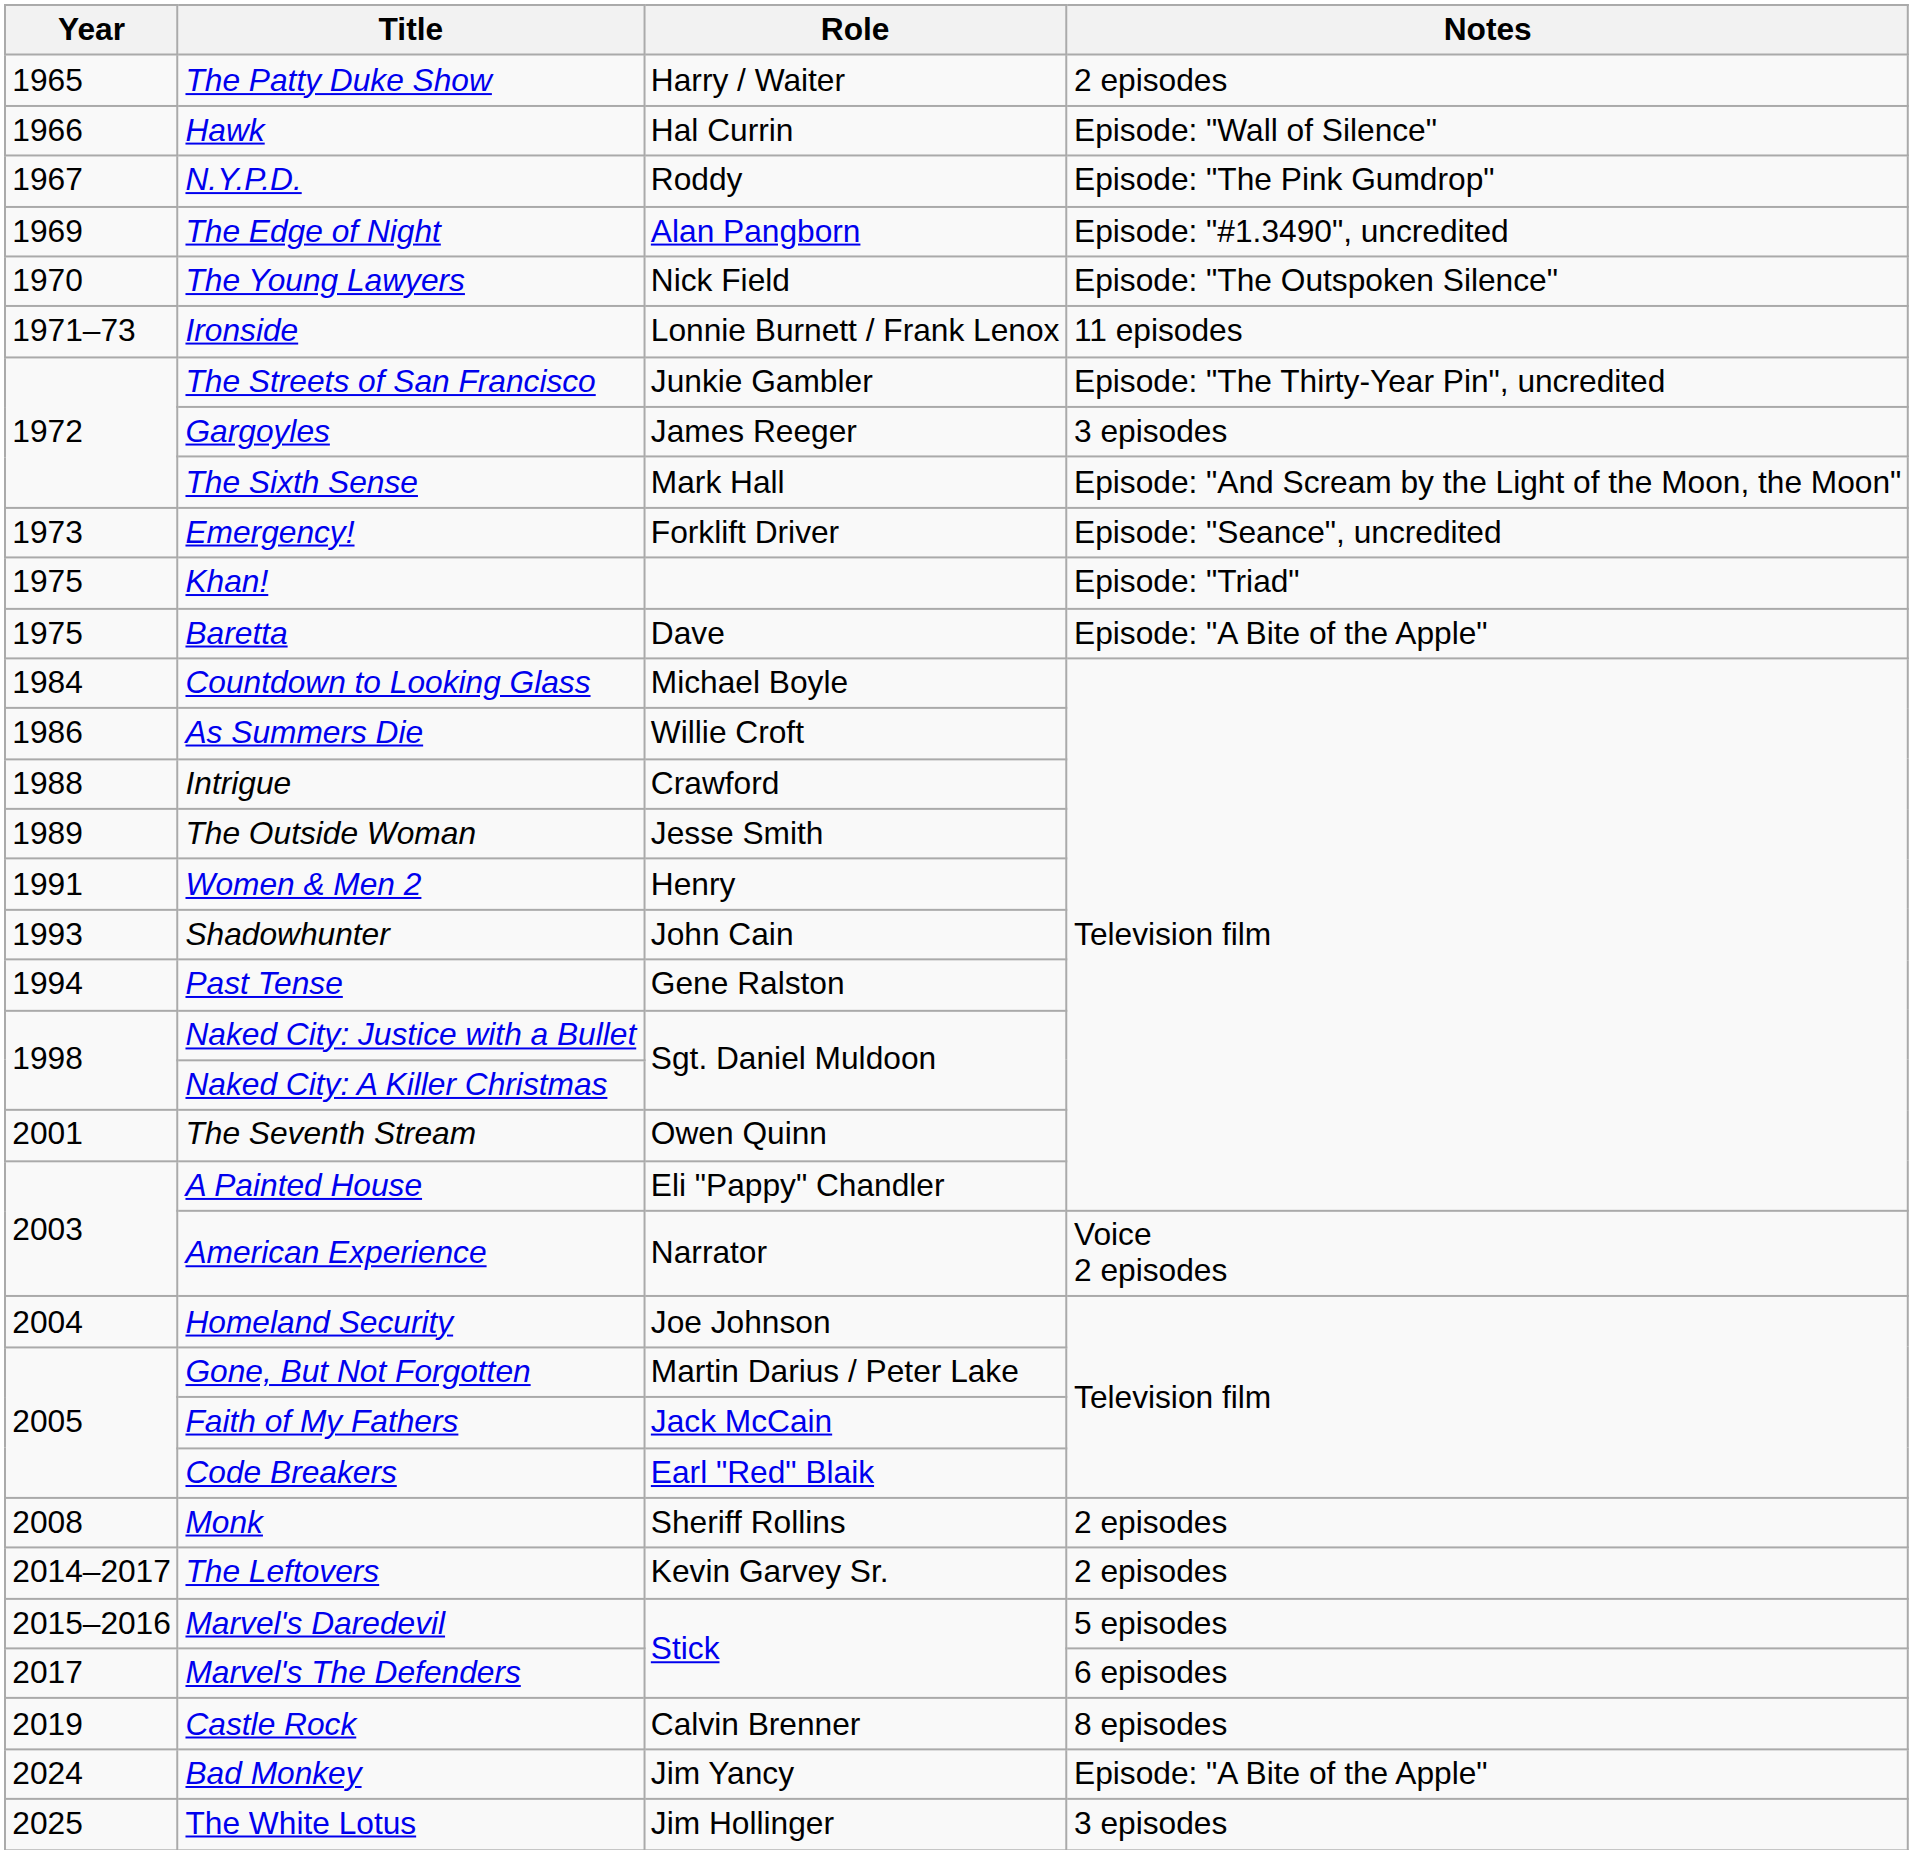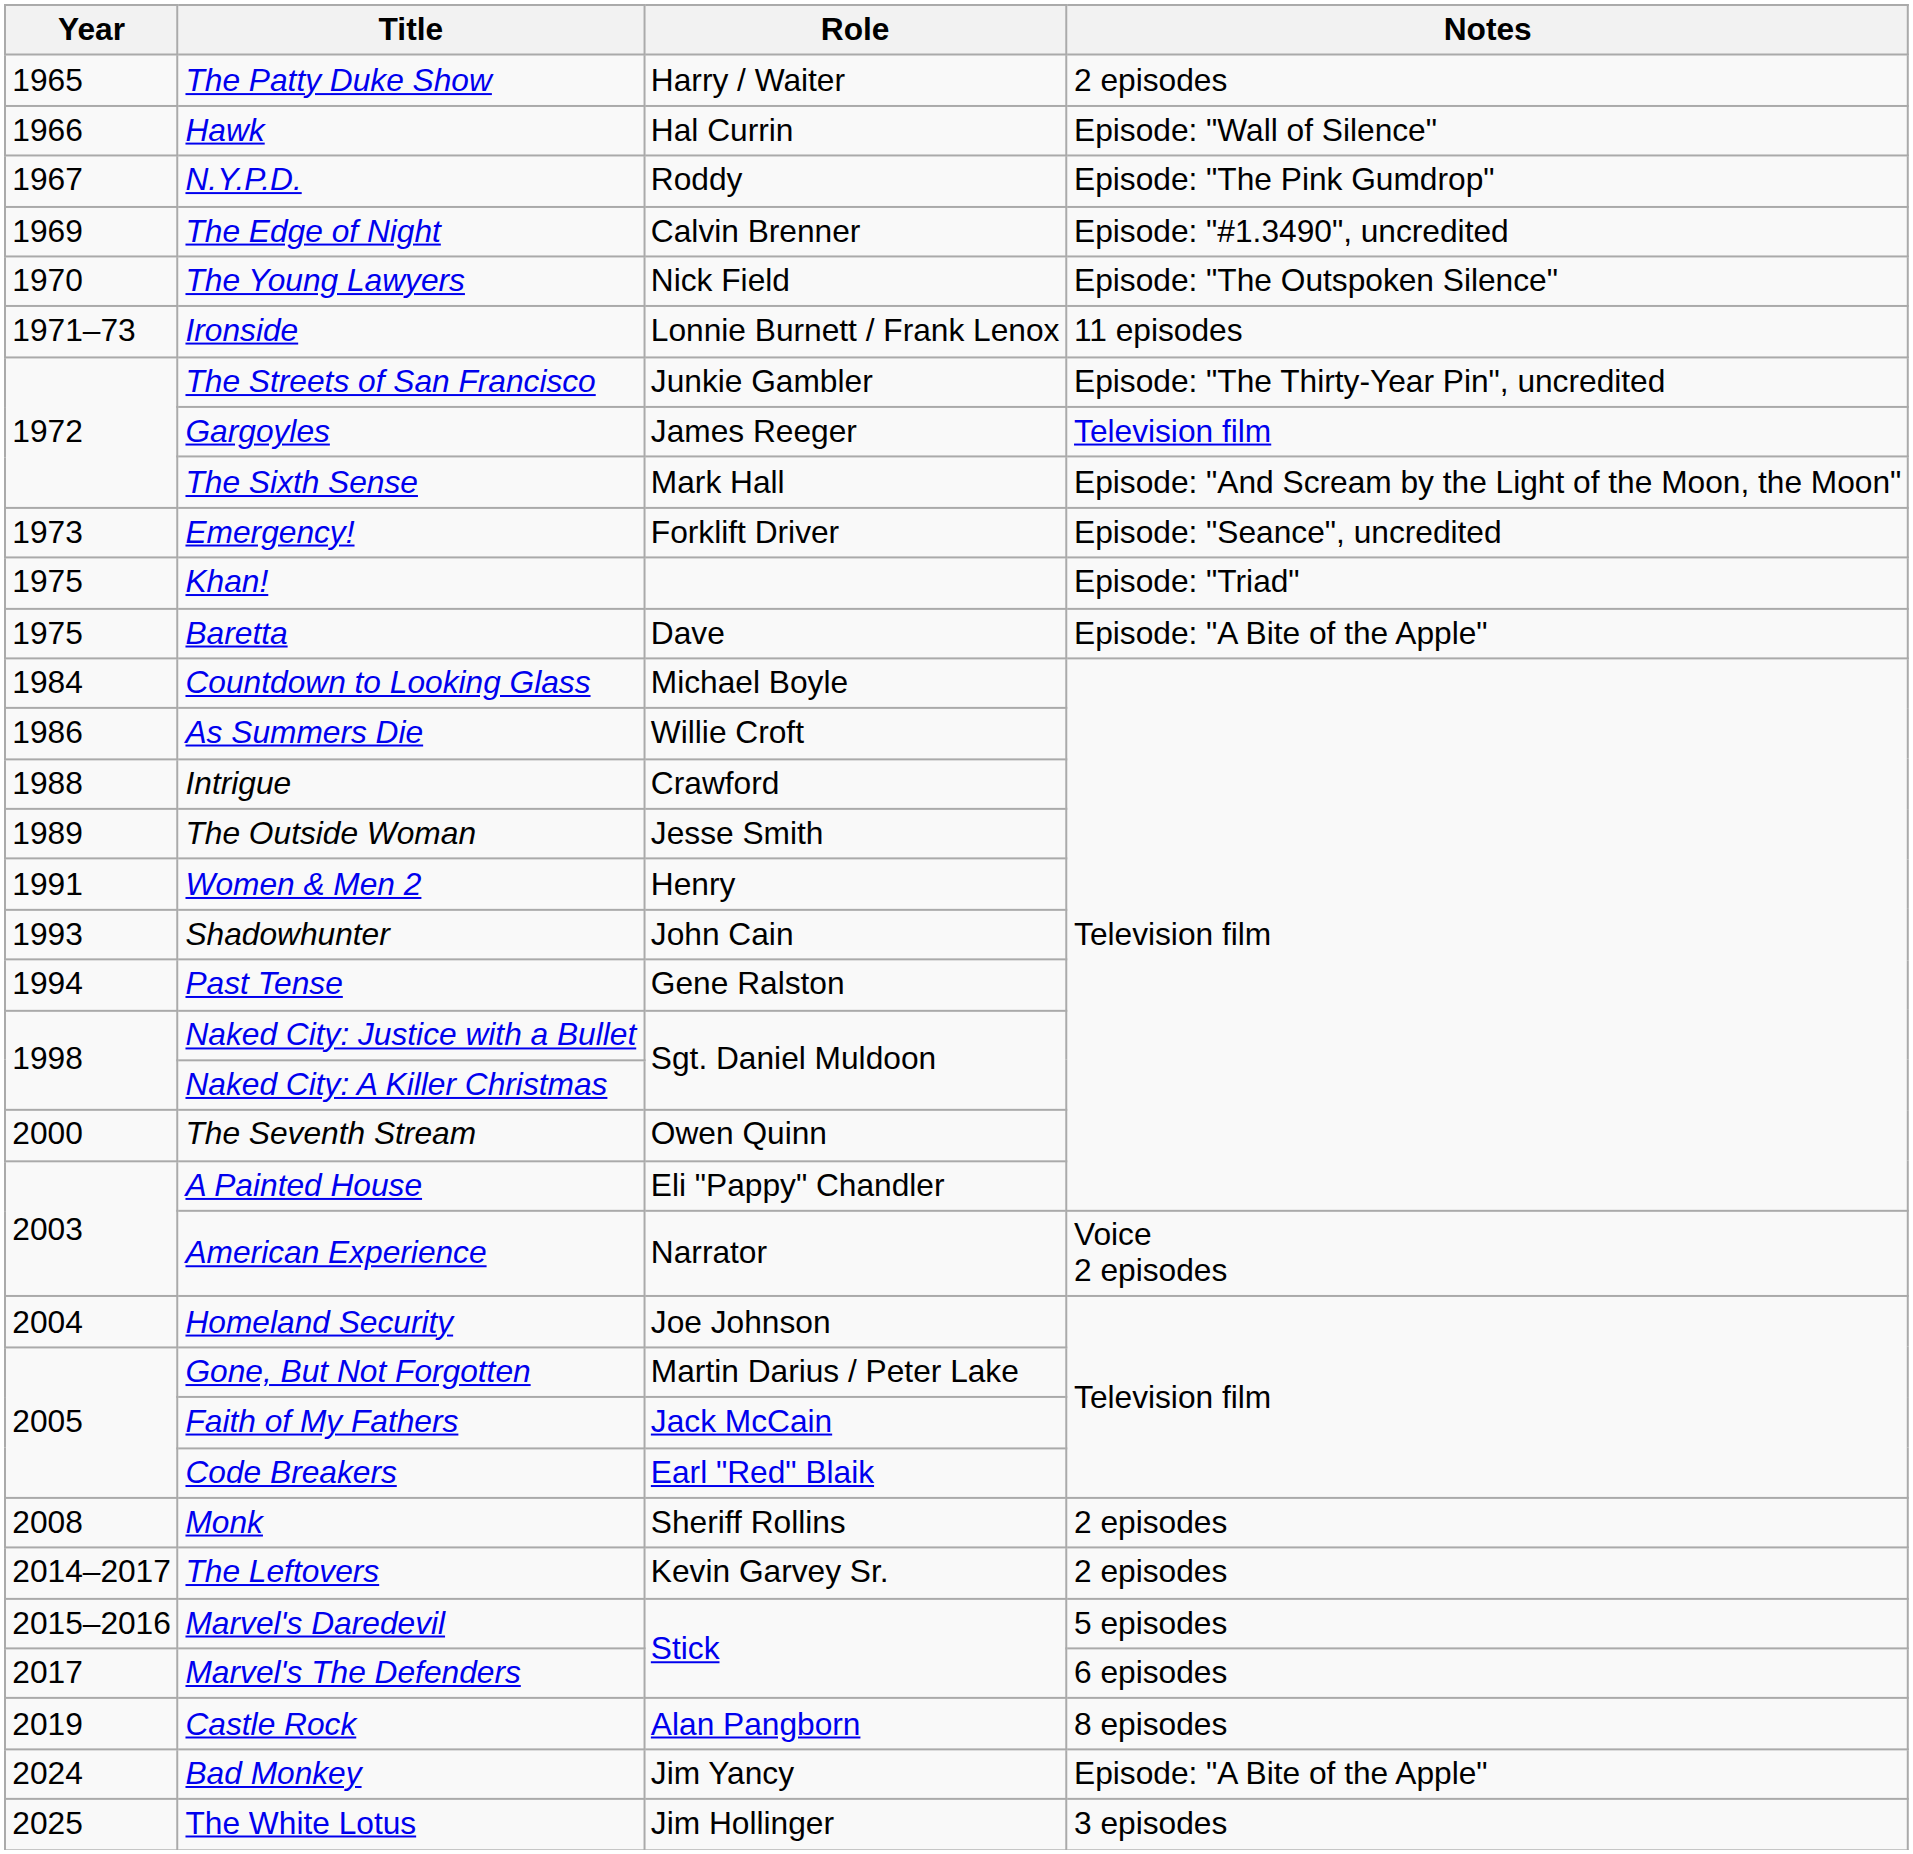(756, 230) Alan Pangborn -> (756, 230) Calvin Brenner
(1151, 431) 3 episodes -> (1173, 431) Television film
(48, 1134) 2001 -> (48, 1134) 2000
(756, 1723) Calvin Brenner -> (756, 1723) Alan Pangborn
